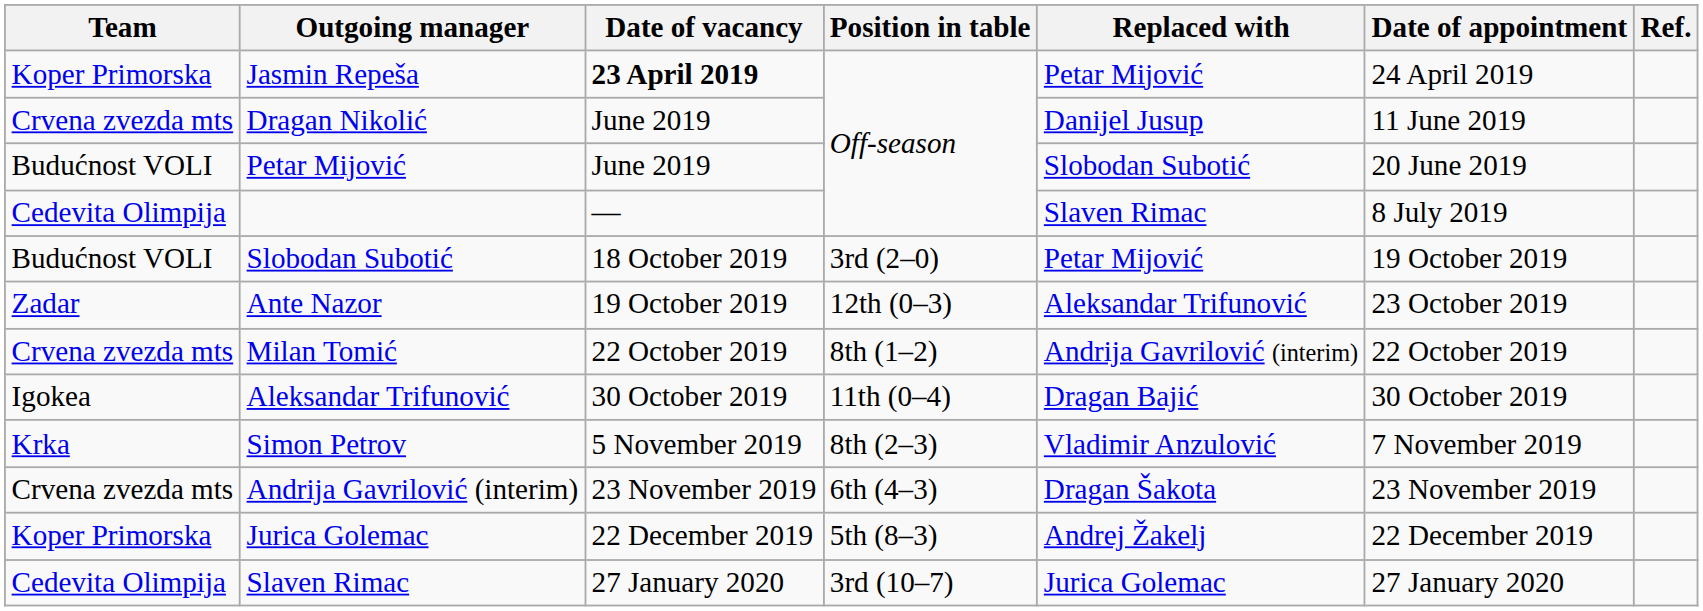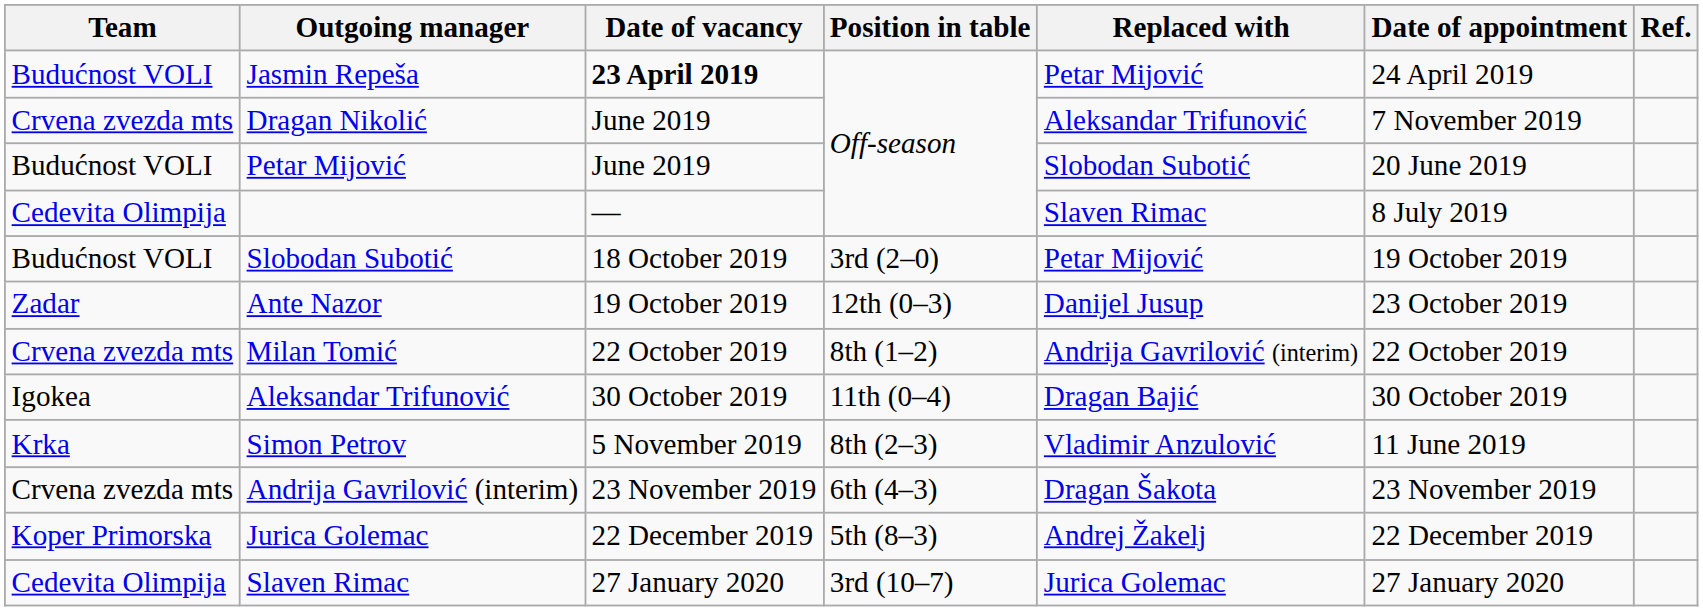(112, 73) Koper Primorska -> (112, 73) Budućnost VOLI
(1124, 119) Danijel Jusup -> (1175, 119) Aleksandar Trifunović
(1449, 119) 11 June 2019 -> (1477, 119) 7 November 2019
(1175, 304) Aleksandar Trifunović -> (1124, 304) Danijel Jusup
(1477, 443) 7 November 2019 -> (1449, 443) 11 June 2019
